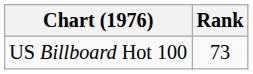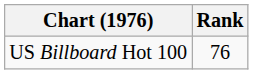(220, 52) 73 -> (220, 52) 76
